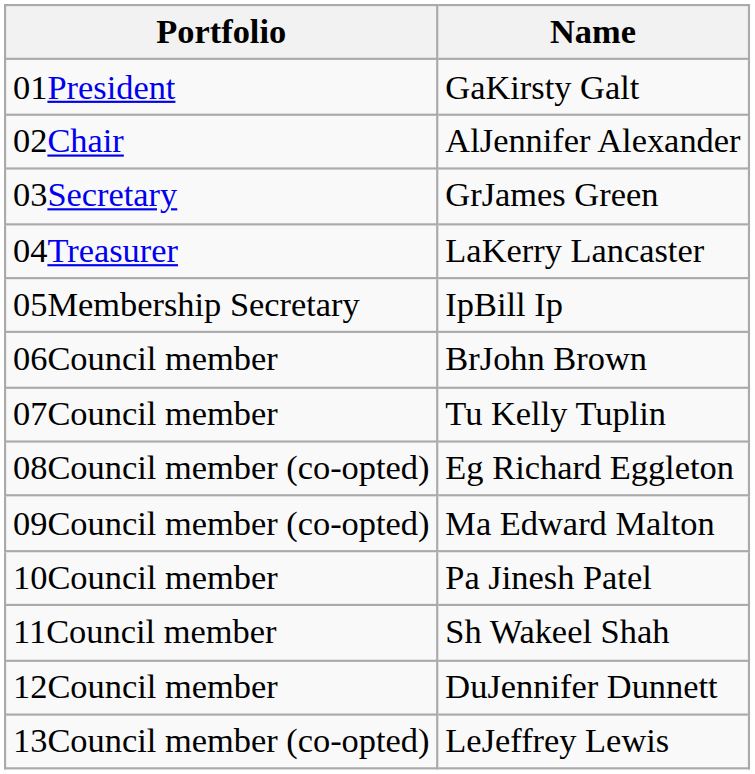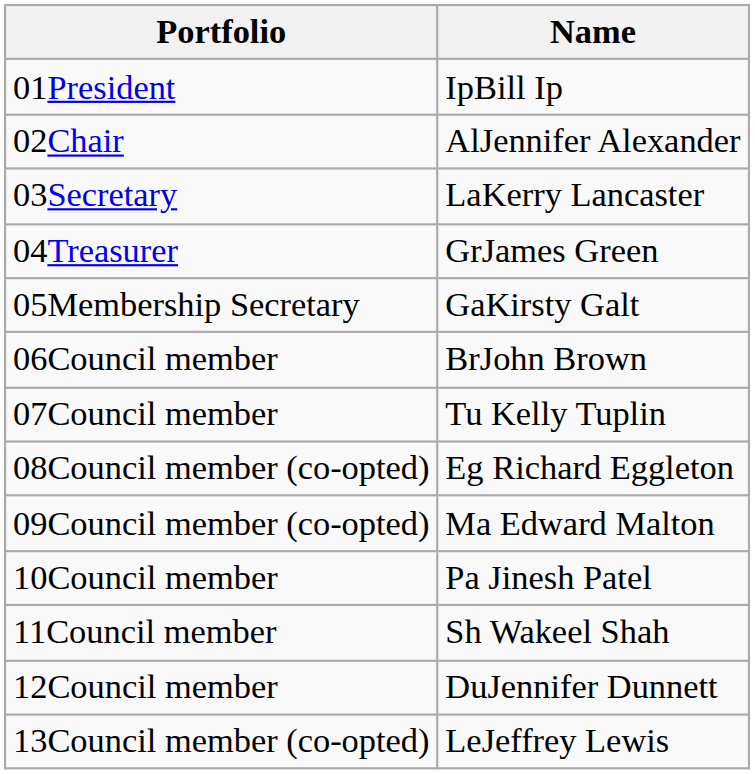(542, 86) GaKirsty Galt -> (504, 86) IpBill Ip
(552, 195) GrJames Green -> (575, 195) LaKerry Lancaster
(575, 250) LaKerry Lancaster -> (552, 250) GrJames Green
(504, 304) IpBill Ip -> (542, 304) GaKirsty Galt
